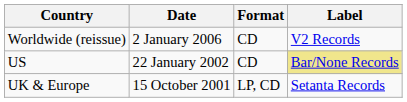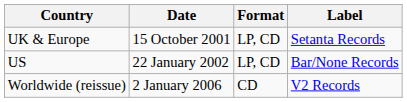rows swapped: (49, 85) <-> (67, 39)
(247, 62) CD -> (259, 62) LP, CD
(345, 62) khaki background -> (345, 62) no background
